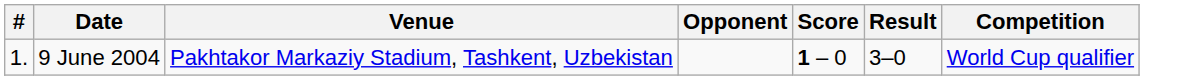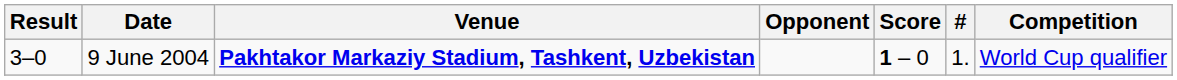columns swapped: (19, 22) <-> (903, 22)
(421, 57) normal -> (487, 57) bold
